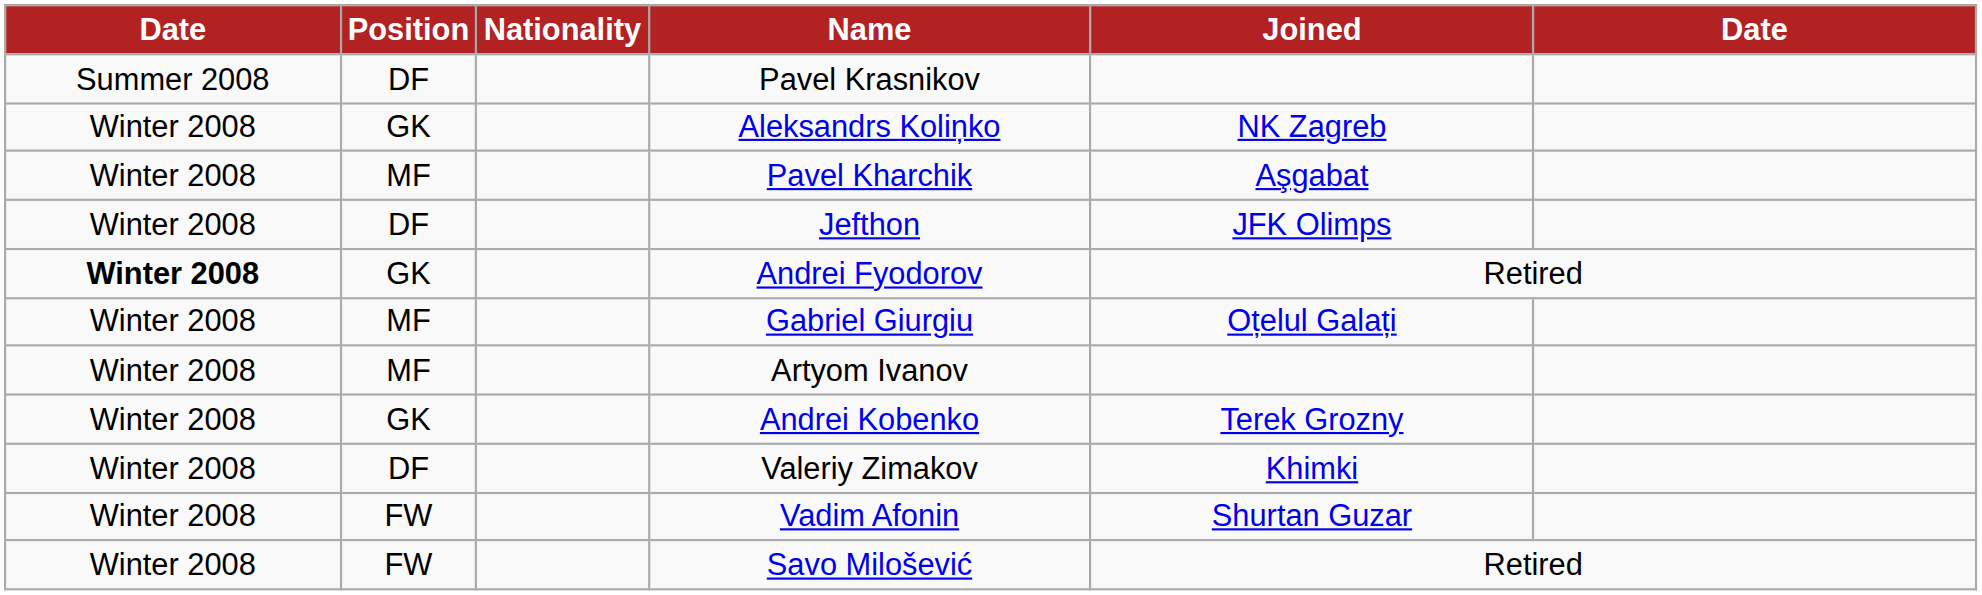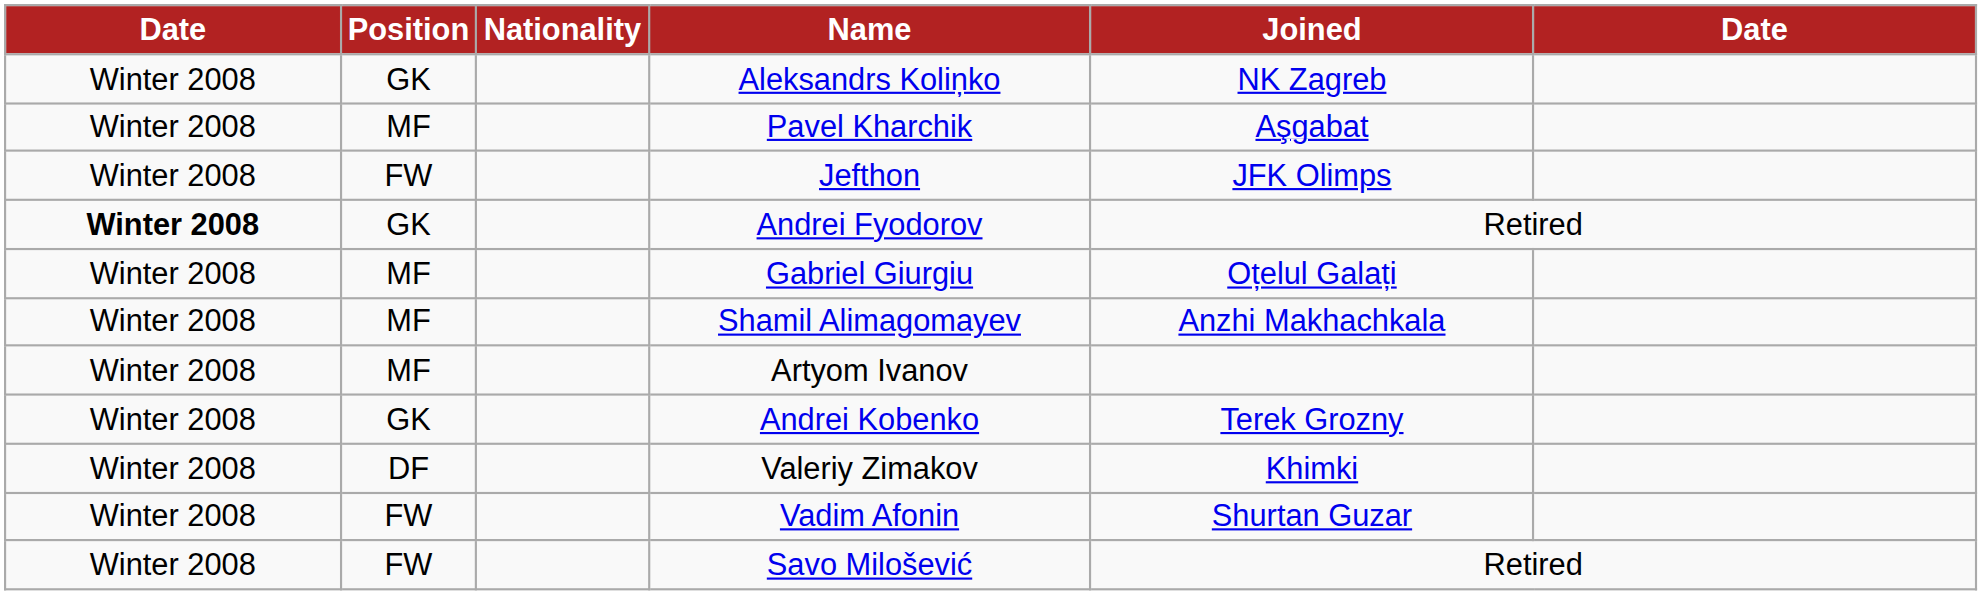- row: (870, 78)
(408, 225) DF -> (408, 176) FW
+ row: (870, 322)
